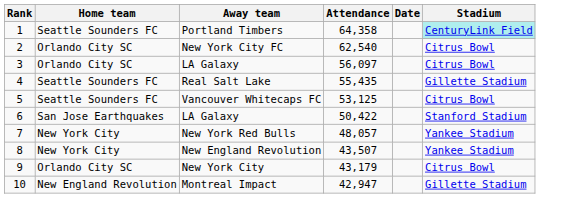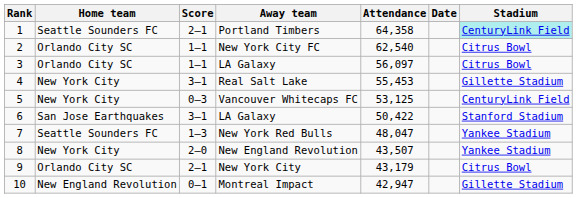+ column: (198, 13)
(98, 82) Seattle Sounders FC -> (78, 82) New York City
(358, 82) 55,435 -> (395, 82) 55,453
(98, 99) Seattle Sounders FC -> (78, 99) New York City
(460, 99) Citrus Bowl -> (516, 99) CenturyLink Field
(78, 133) New York City -> (98, 133) Seattle Sounders FC
(358, 133) 48,057 -> (395, 133) 48,047
